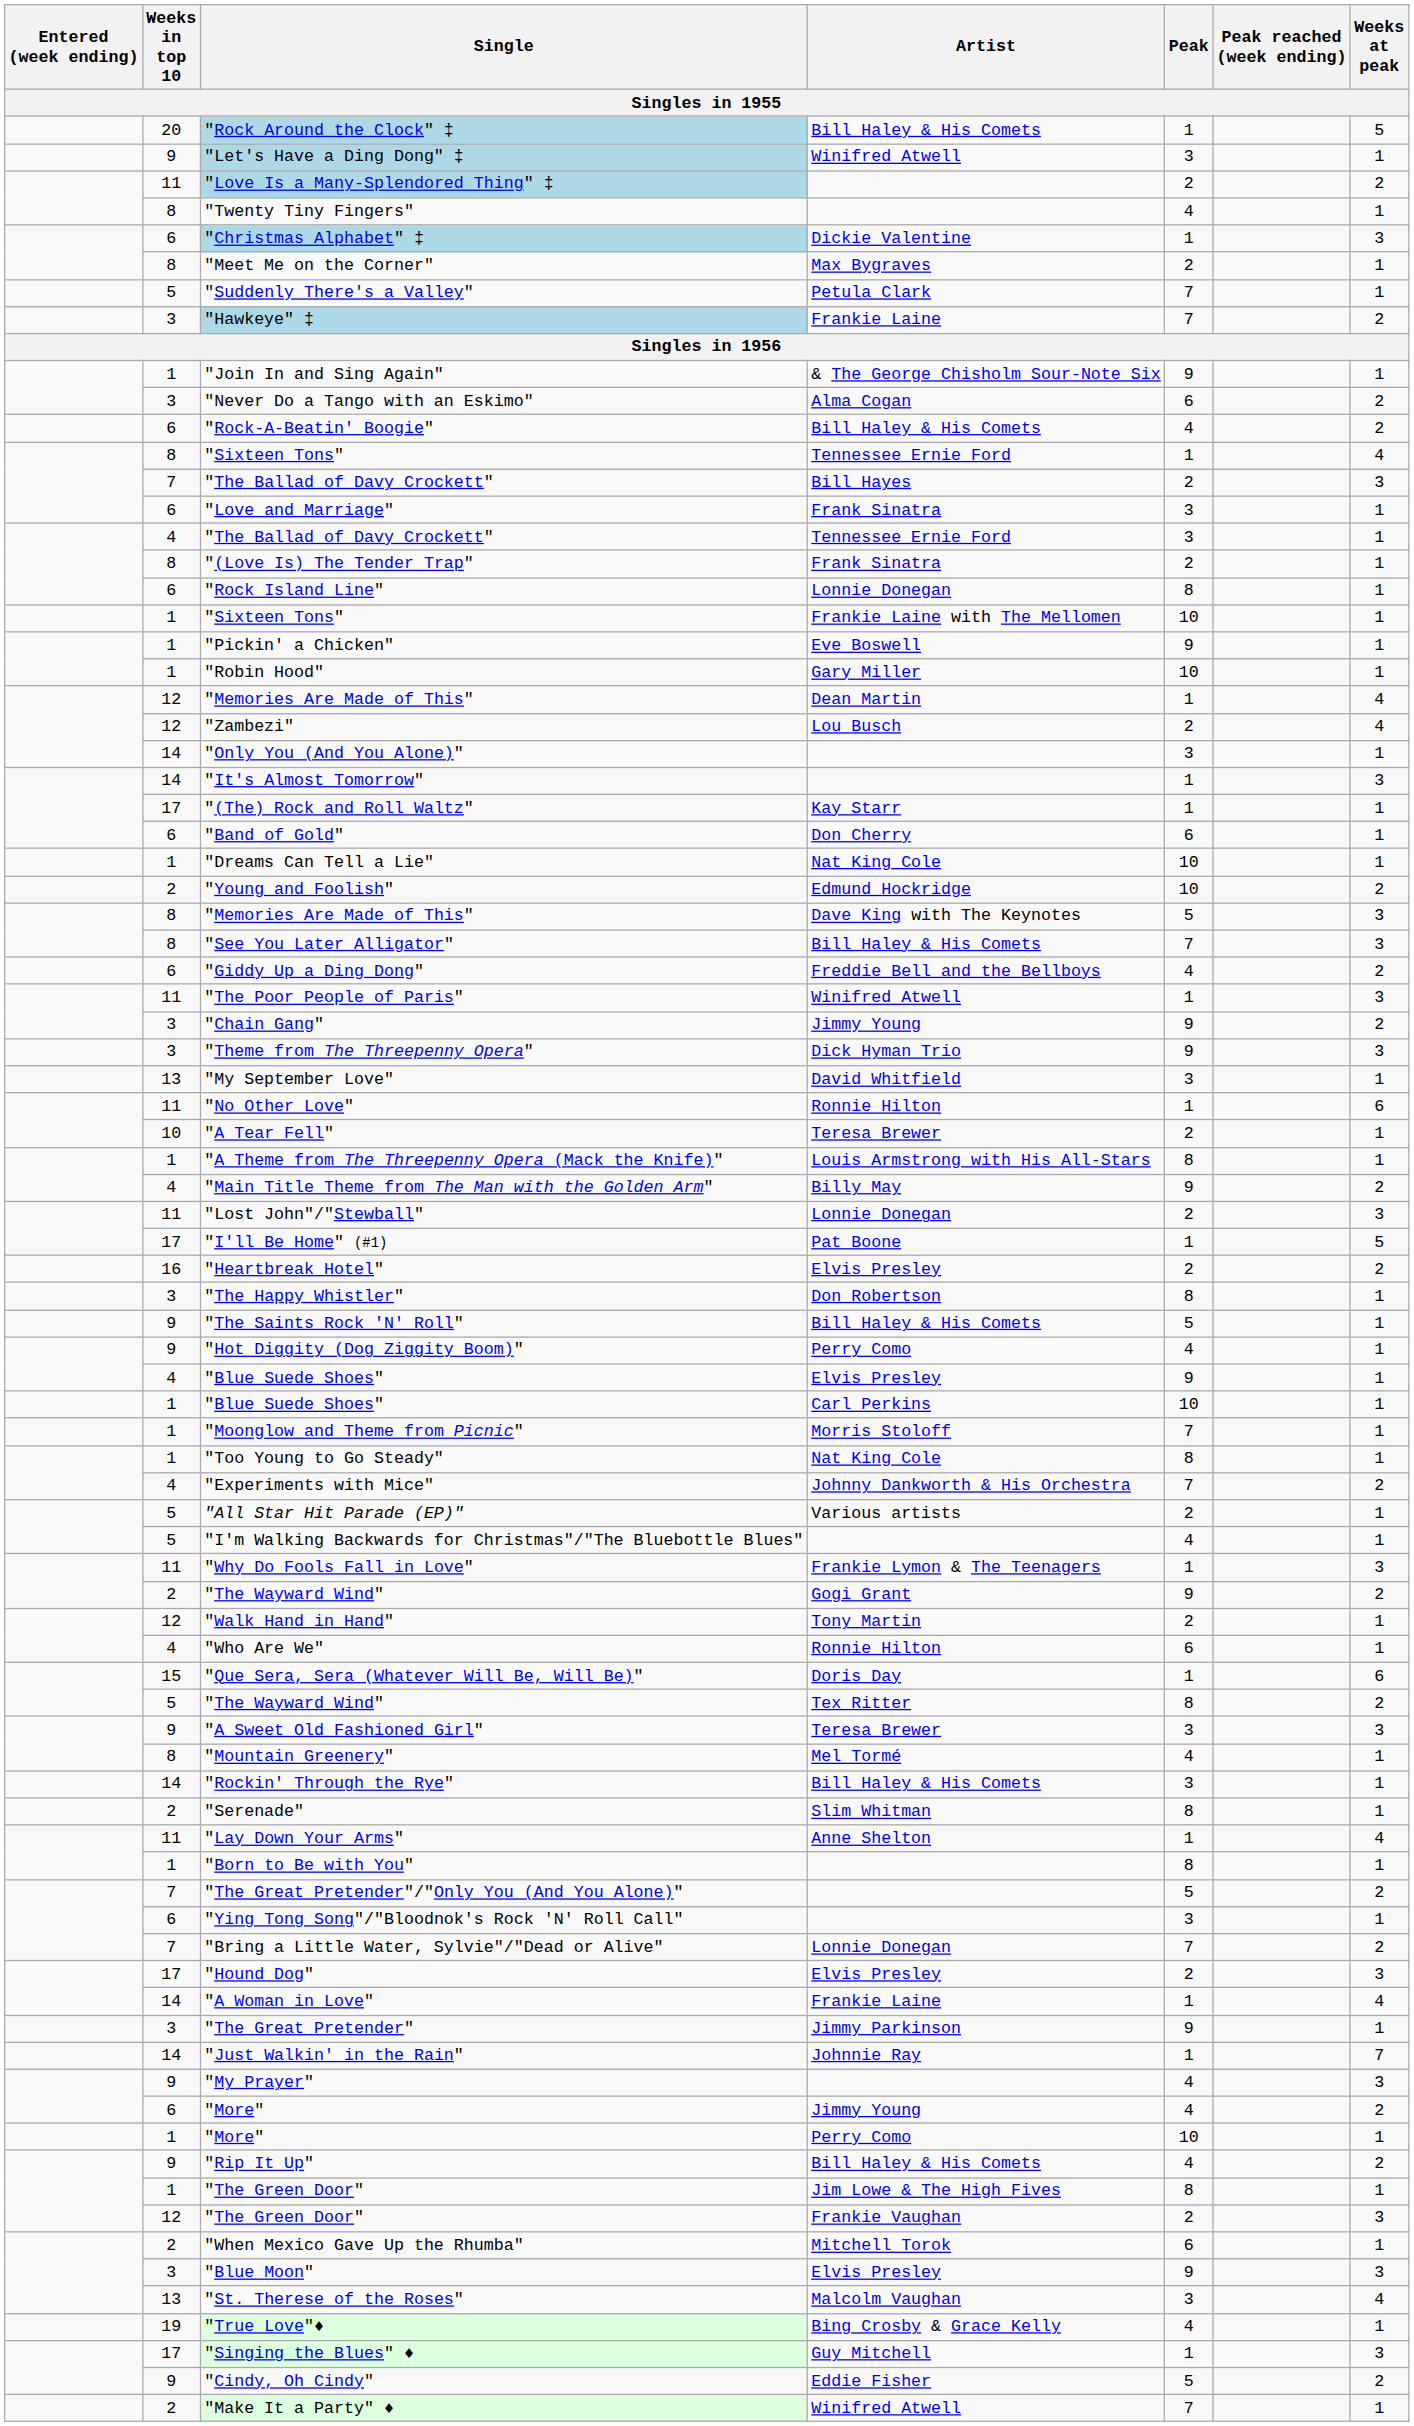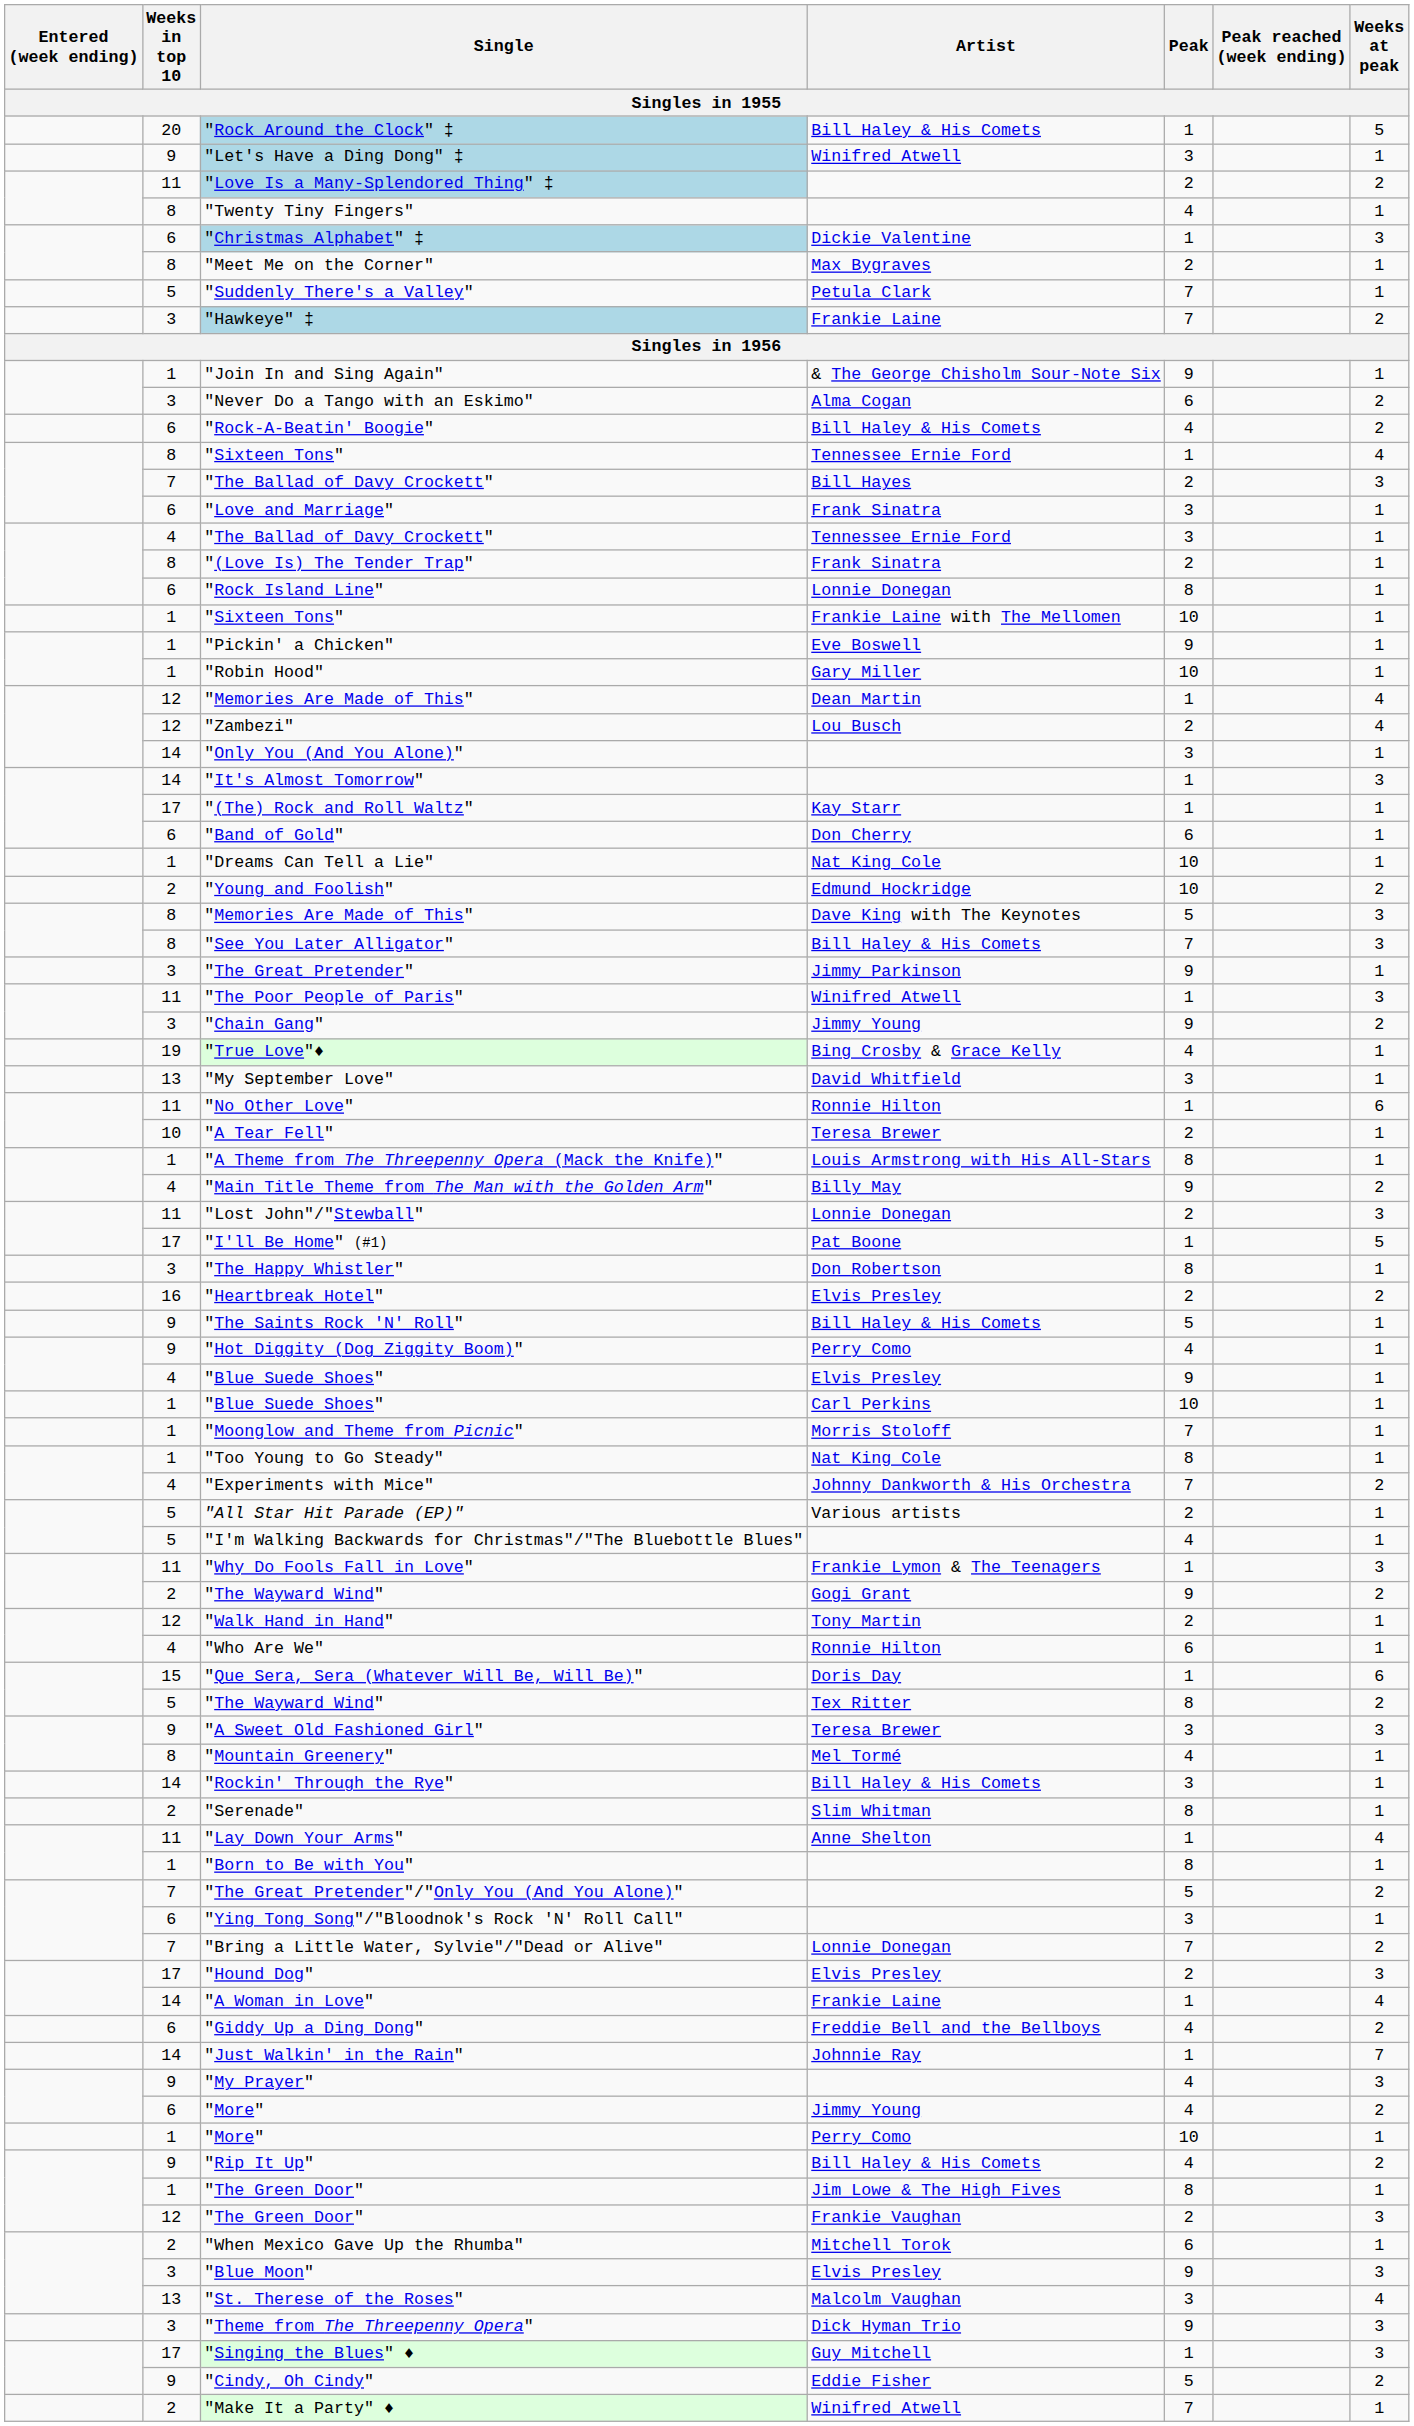rows swapped: (309, 2028) <-> (314, 971)
rows swapped: (369, 1052) <-> (264, 2327)
rows swapped: (304, 1296) <-> (294, 1269)
